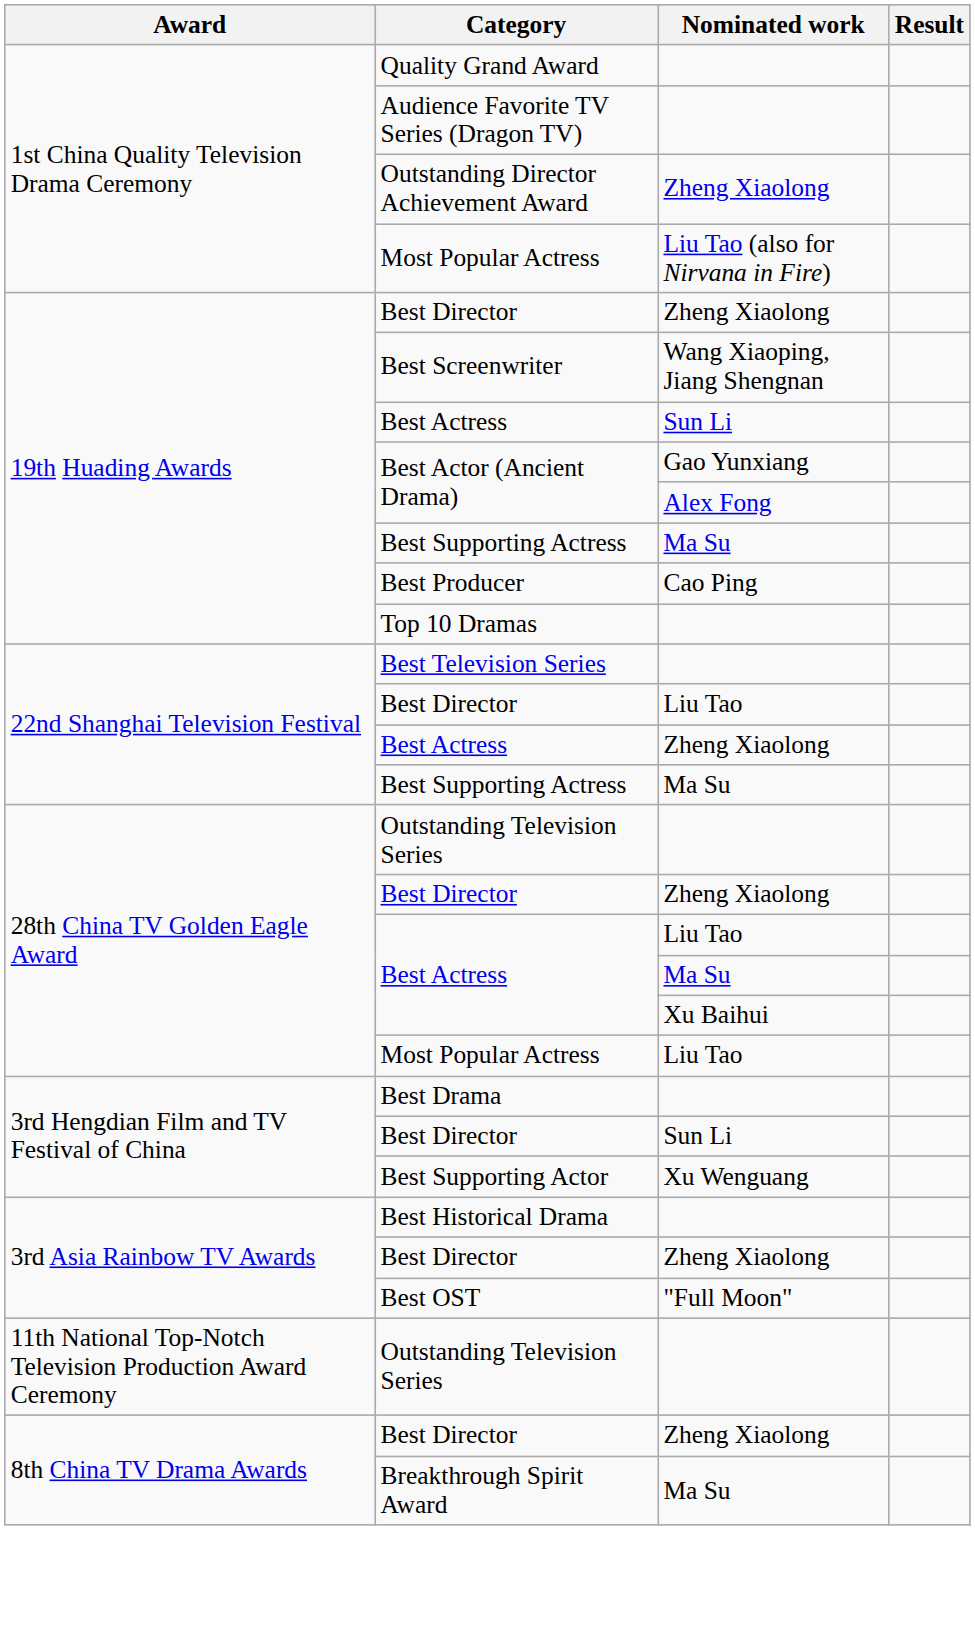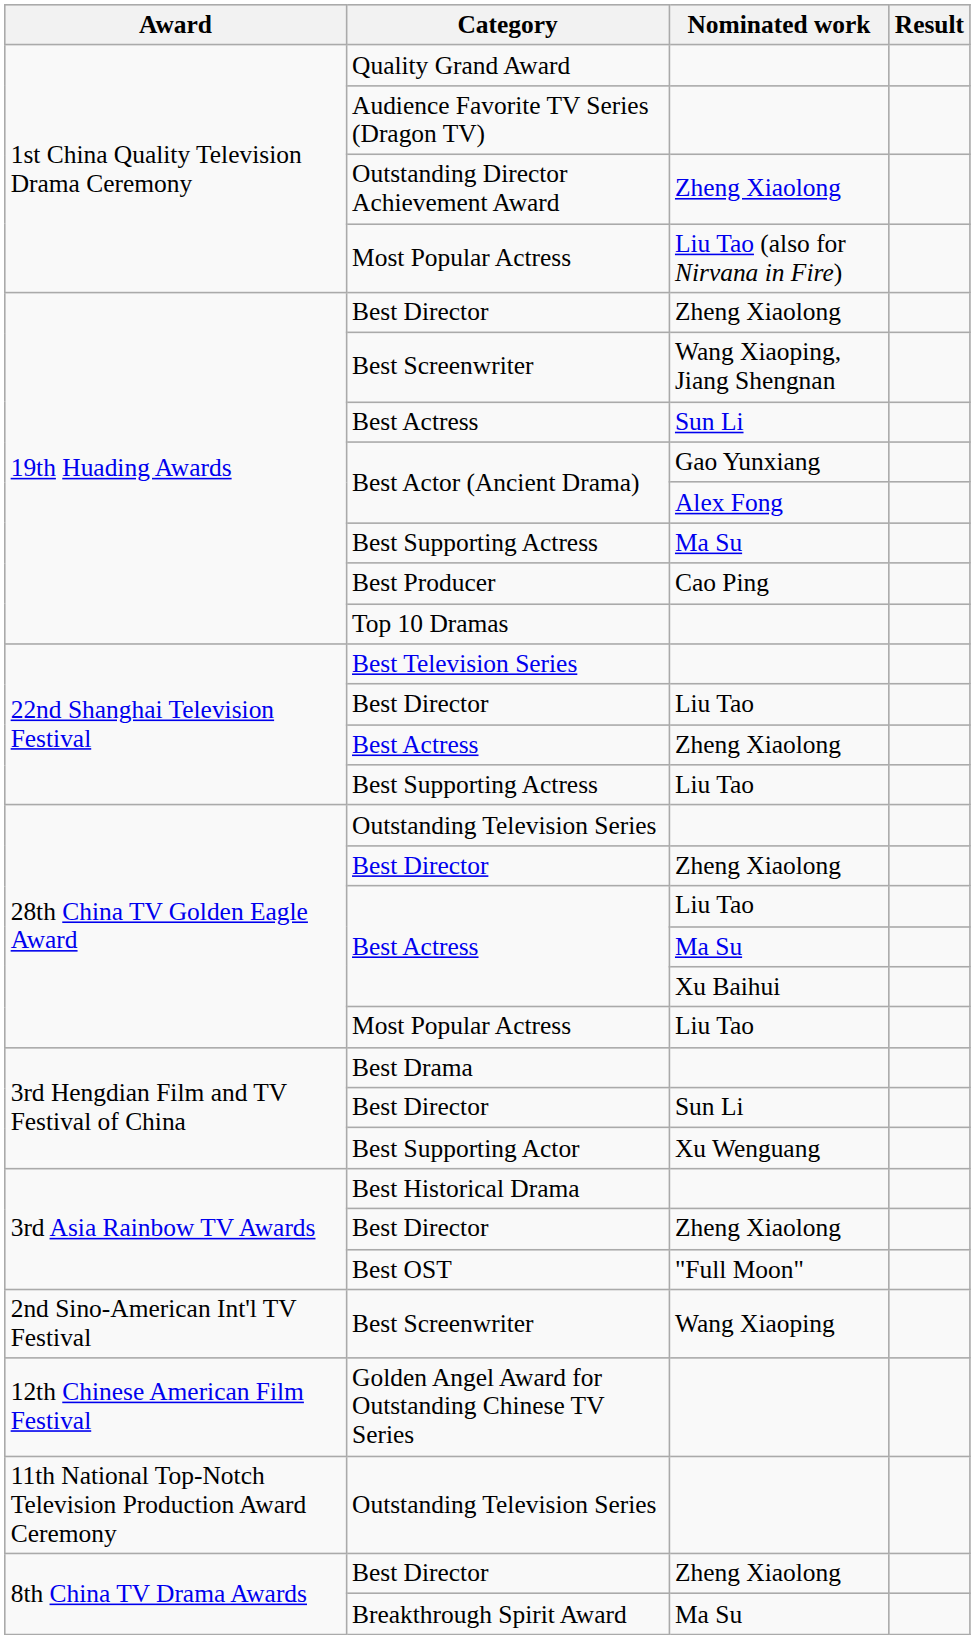(697, 784) Ma Su -> (714, 784) Liu Tao
+ row: (154, 1323)
+ row: (157, 1406)
